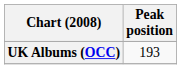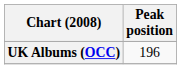(150, 52) 193 -> (150, 52) 196
